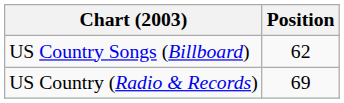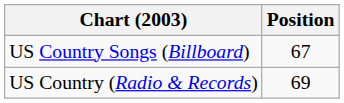(301, 51) 62 -> (301, 51) 67
